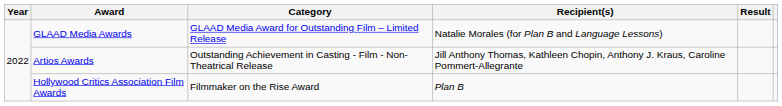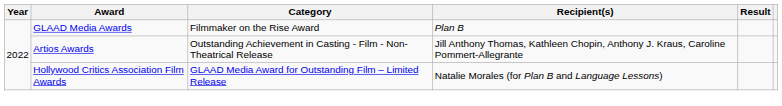(304, 33) GLAAD Media Award for Outstanding Film – Limited Release -> (255, 28) Filmmaker on the Rise Award
(549, 33) Natalie Morales (for Plan B and Language Lessons) -> (449, 28) Plan B
(255, 87) Filmmaker on the Rise Award -> (304, 76) GLAAD Media Award for Outstanding Film – Limited Release
(449, 87) Plan B -> (549, 76) Natalie Morales (for Plan B and Language Lessons)
